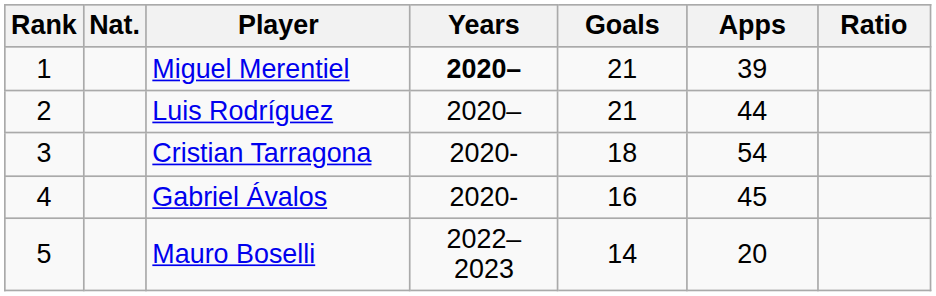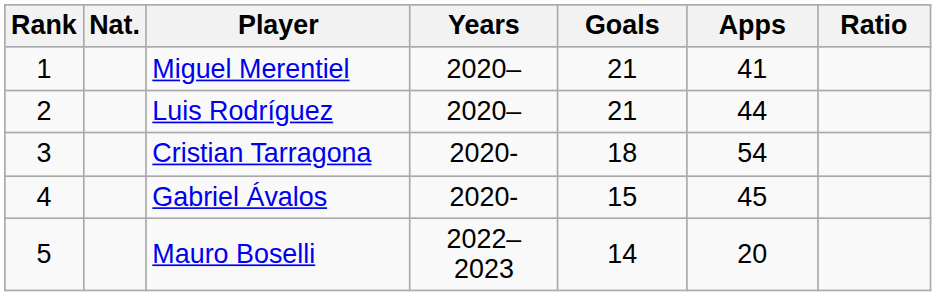(484, 68) bold -> (484, 68) normal
(752, 68) 39 -> (752, 68) 41
(622, 196) 16 -> (622, 196) 15
